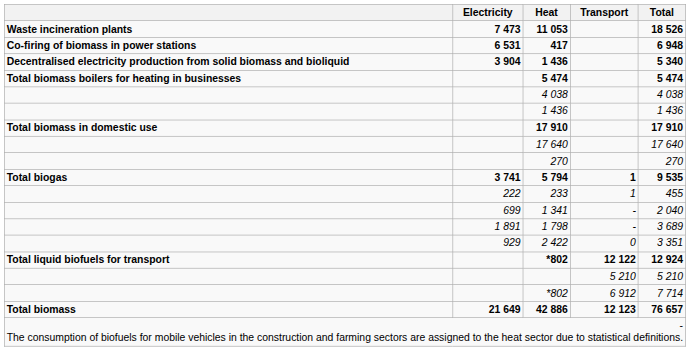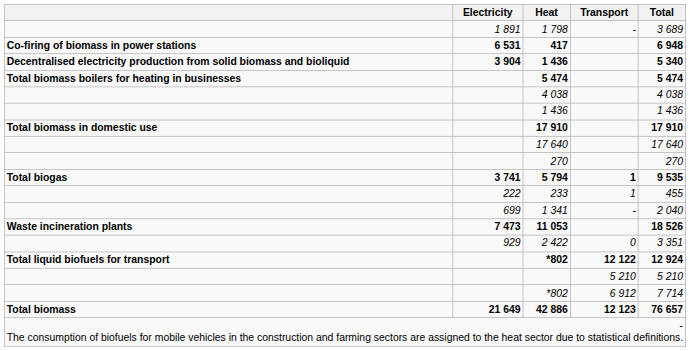rows swapped: (70, 29) <-> (228, 227)
